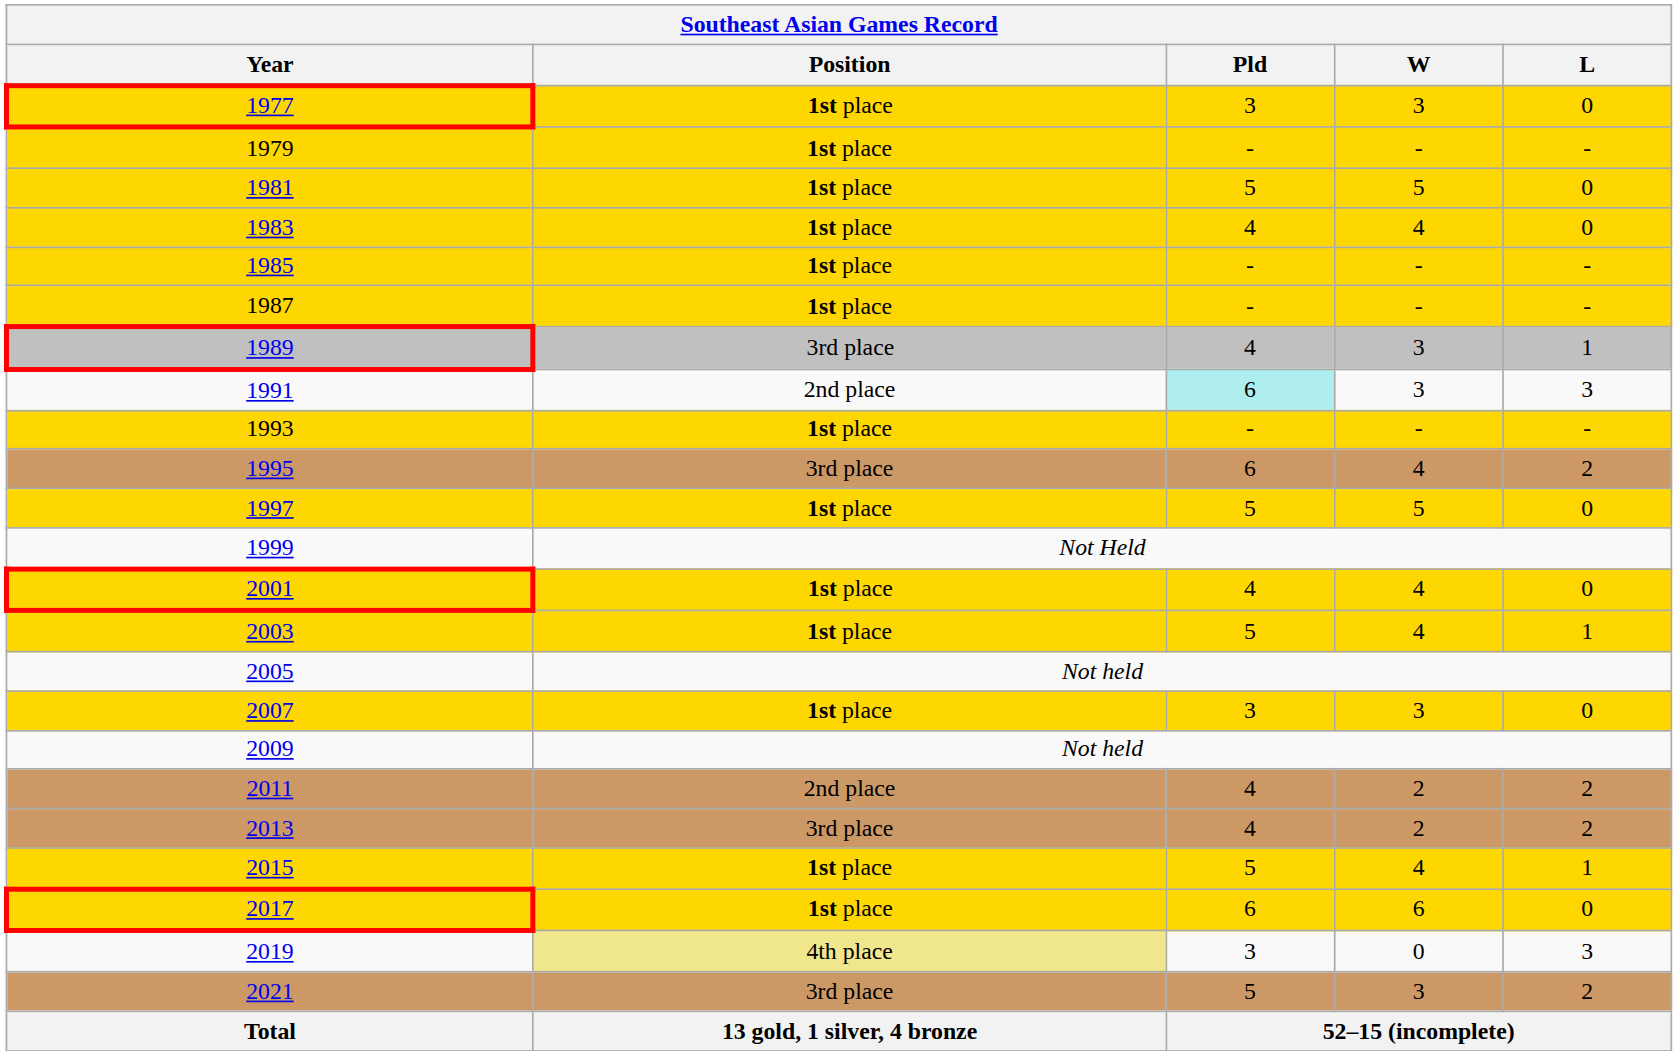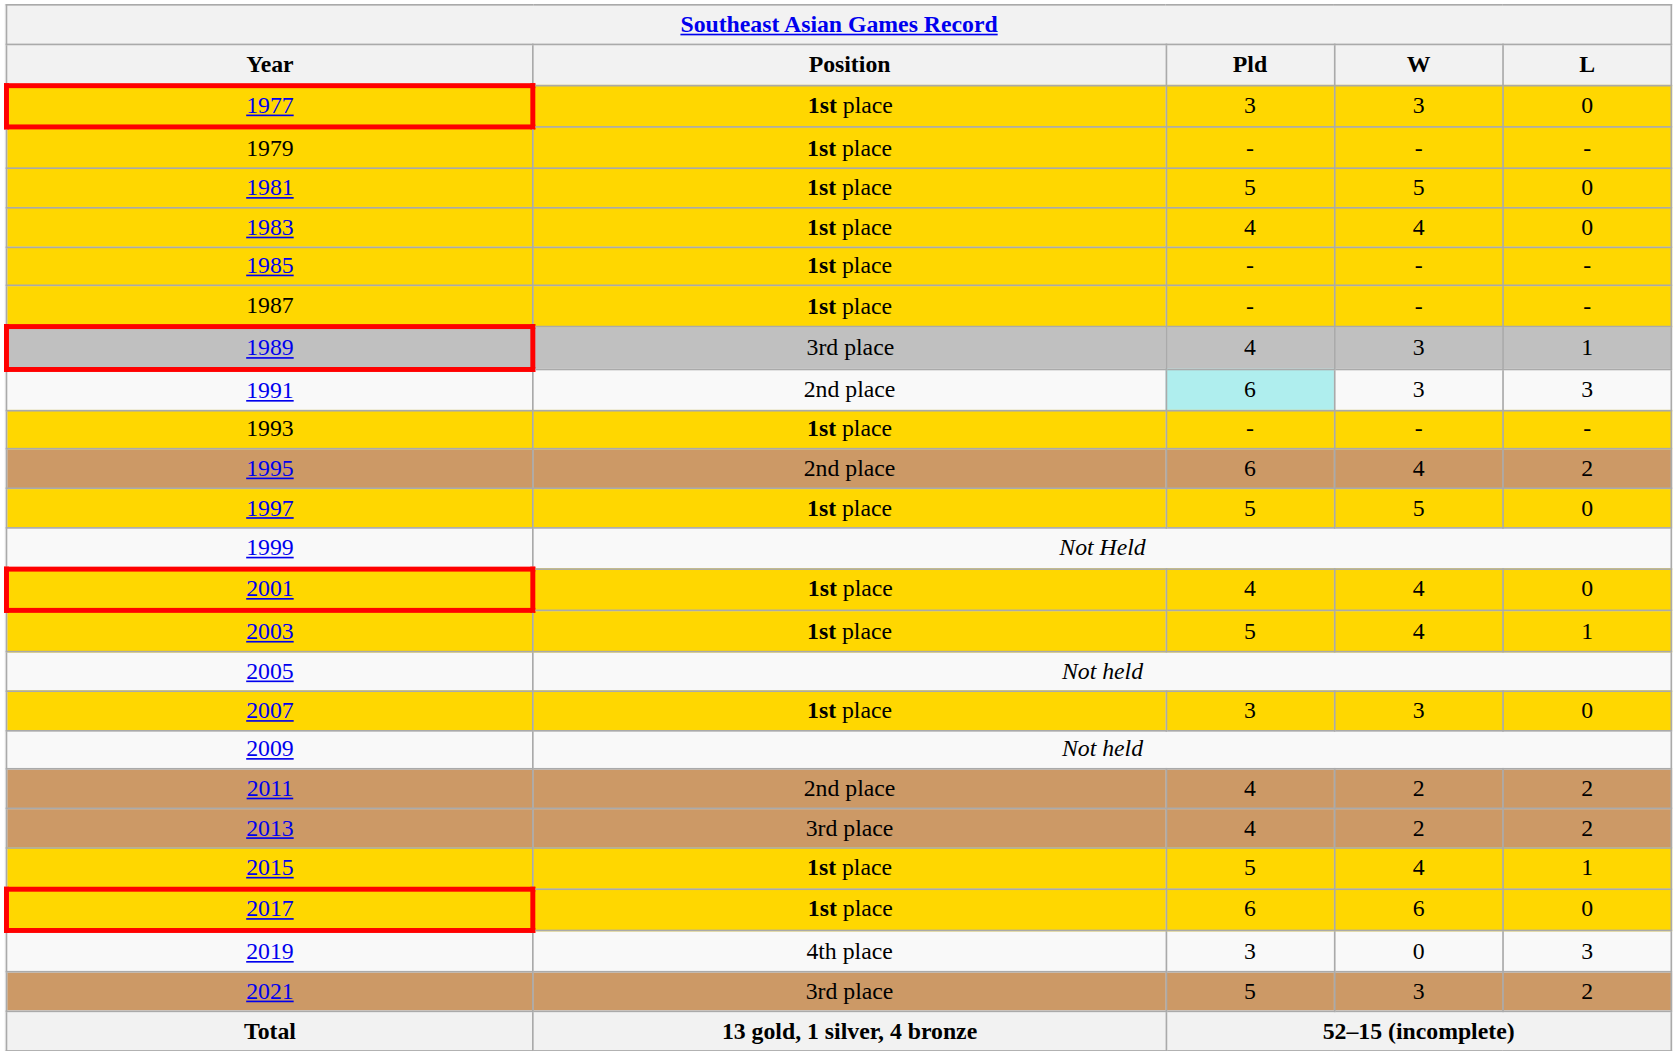(850, 468) 3rd place -> (850, 468) 2nd place
(850, 951) khaki background -> (850, 951) no background
